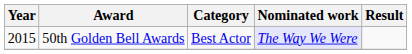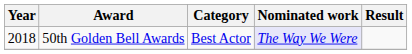(22, 37) 2015 -> (22, 37) 2018
